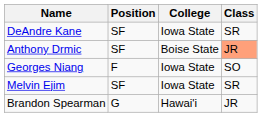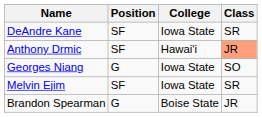(190, 49) Boise State -> (179, 49) Hawai'i
(114, 67) F -> (115, 67) G
(179, 103) Hawai'i -> (190, 103) Boise State
